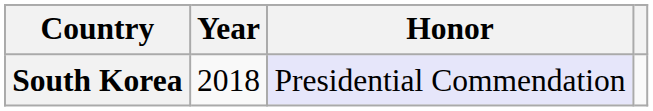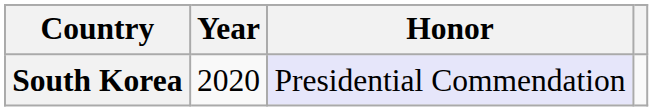(228, 79) 2018 -> (228, 79) 2020
